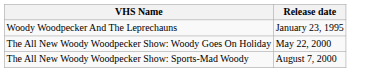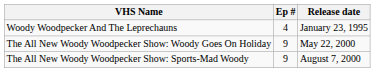+ column: (286, 12)
